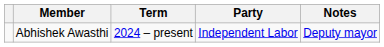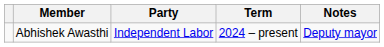columns swapped: (248, 13) <-> (153, 13)
